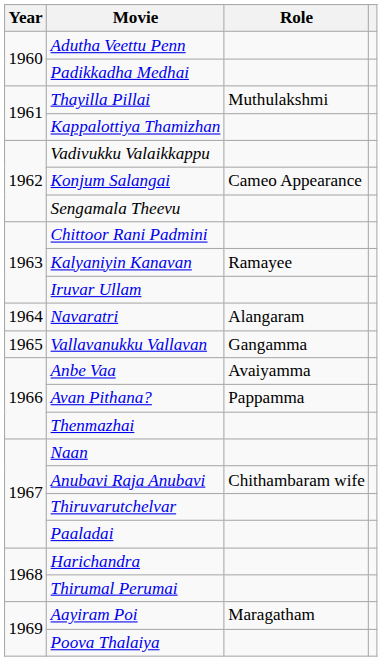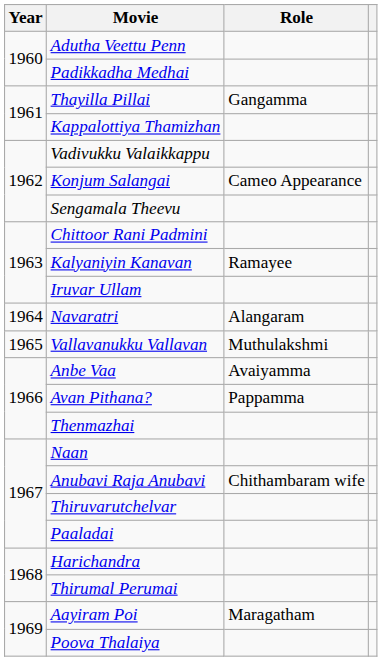(278, 99) Muthulakshmi -> (268, 99) Gangamma
(268, 343) Gangamma -> (278, 343) Muthulakshmi
